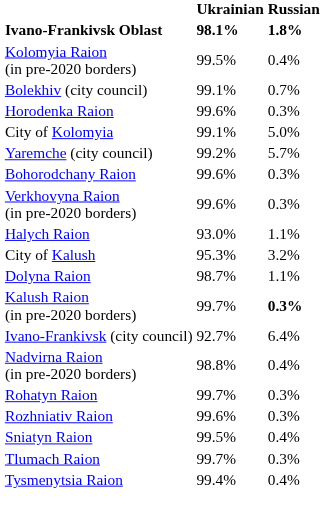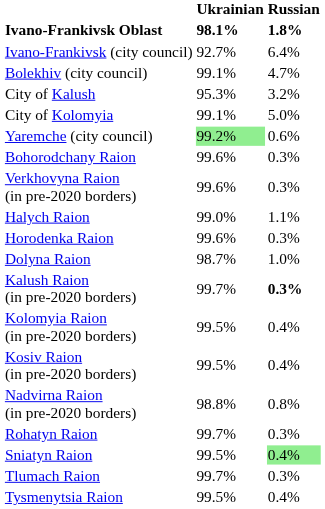rows swapped: (99, 335) <-> (71, 60)
(284, 90) 0.7% -> (284, 72) 4.7%
rows swapped: (50, 255) <-> (59, 111)
(216, 153) no background -> (216, 136) lightgreen background
(284, 153) 5.7% -> (284, 136) 0.6%
(216, 234) 93.0% -> (216, 216) 99.0%
(284, 276) 1.1% -> (284, 259) 1.0%
+ row: (71, 365)
(284, 365) 0.4% -> (284, 404) 0.8%
- row: (59, 416)
(284, 437) no background -> (284, 454) lightgreen background
(216, 479) 99.4% -> (216, 497) 99.5%
